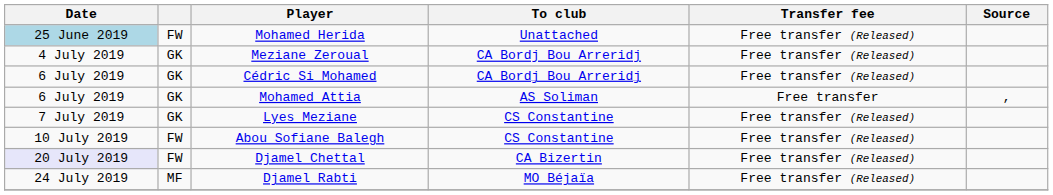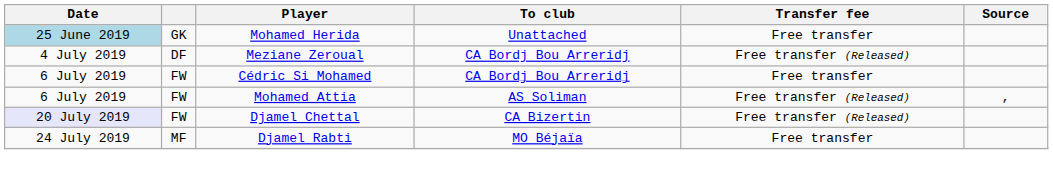(175, 35) FW -> (179, 35) GK
(828, 35) Free transfer (Released) -> (822, 35) Free transfer
(175, 56) GK -> (179, 56) DF
(175, 77) GK -> (179, 77) FW
(828, 77) Free transfer (Released) -> (822, 77) Free transfer
(175, 97) GK -> (179, 97) FW
(828, 97) Free transfer -> (822, 97) Free transfer (Released)
- row: (310, 118)
- row: (310, 138)
(828, 179) Free transfer (Released) -> (822, 138) Free transfer
